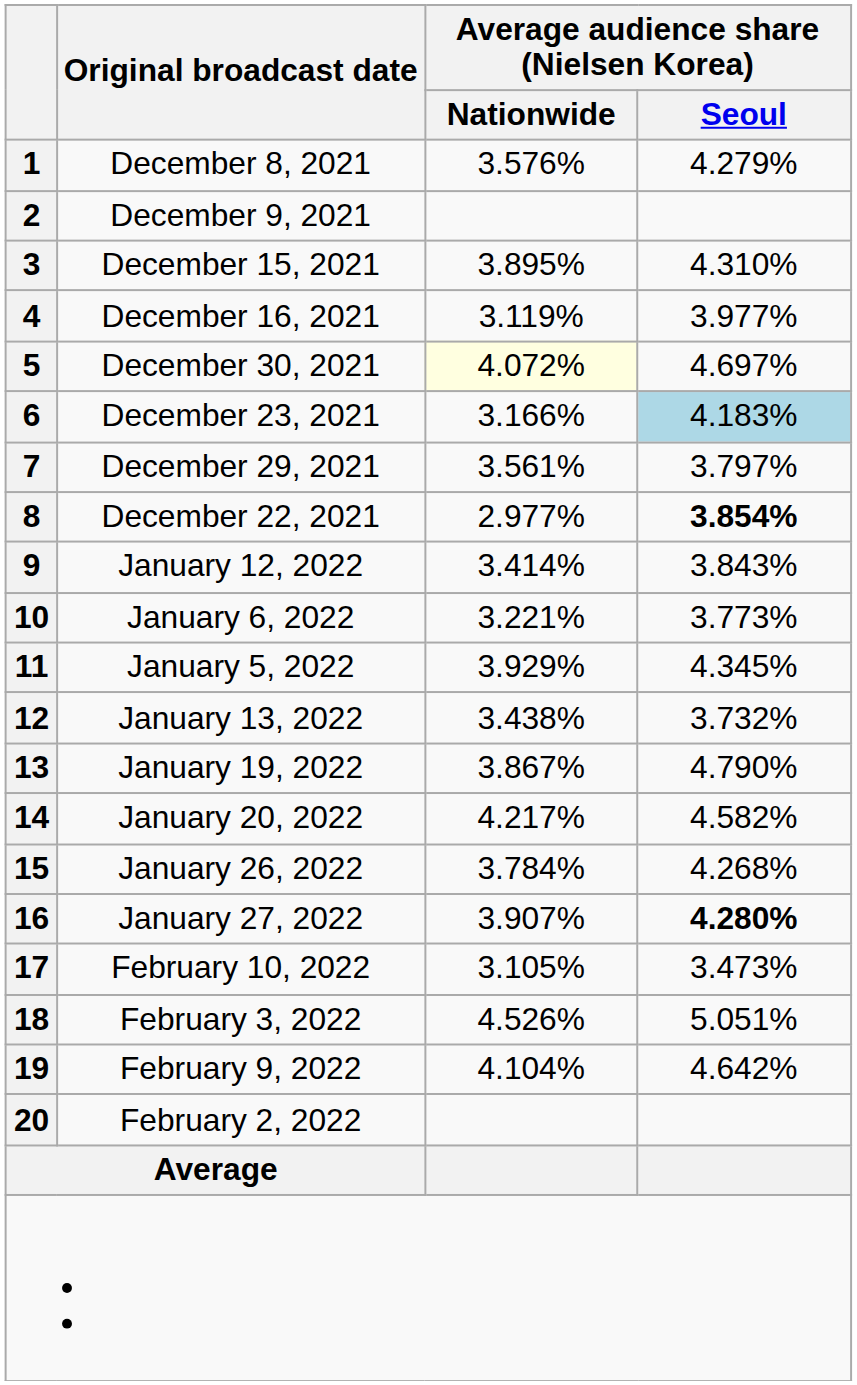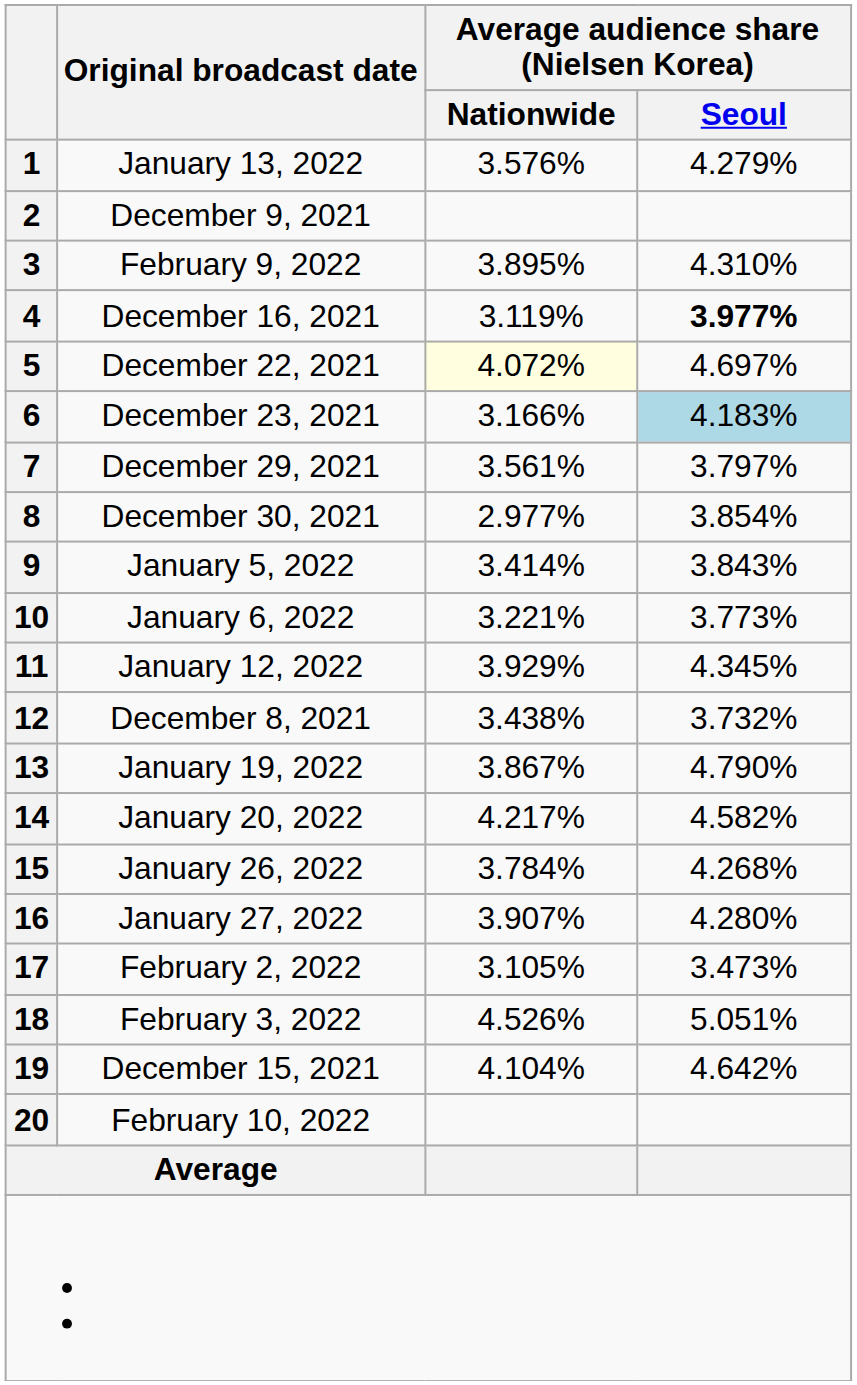(241, 164) December 8, 2021 -> (241, 164) January 13, 2022
(241, 265) December 15, 2021 -> (241, 265) February 9, 2022
(744, 315) normal -> (744, 315) bold
(241, 365) December 30, 2021 -> (241, 365) December 22, 2021
(241, 516) December 22, 2021 -> (241, 516) December 30, 2021
(744, 516) bold -> (744, 516) normal
(241, 566) January 12, 2022 -> (241, 566) January 5, 2022
(241, 667) January 5, 2022 -> (241, 667) January 12, 2022
(241, 717) January 13, 2022 -> (241, 717) December 8, 2021
(744, 918) bold -> (744, 918) normal
(241, 968) February 10, 2022 -> (241, 968) February 2, 2022
(241, 1069) February 9, 2022 -> (241, 1069) December 15, 2021
(241, 1119) February 2, 2022 -> (241, 1119) February 10, 2022
